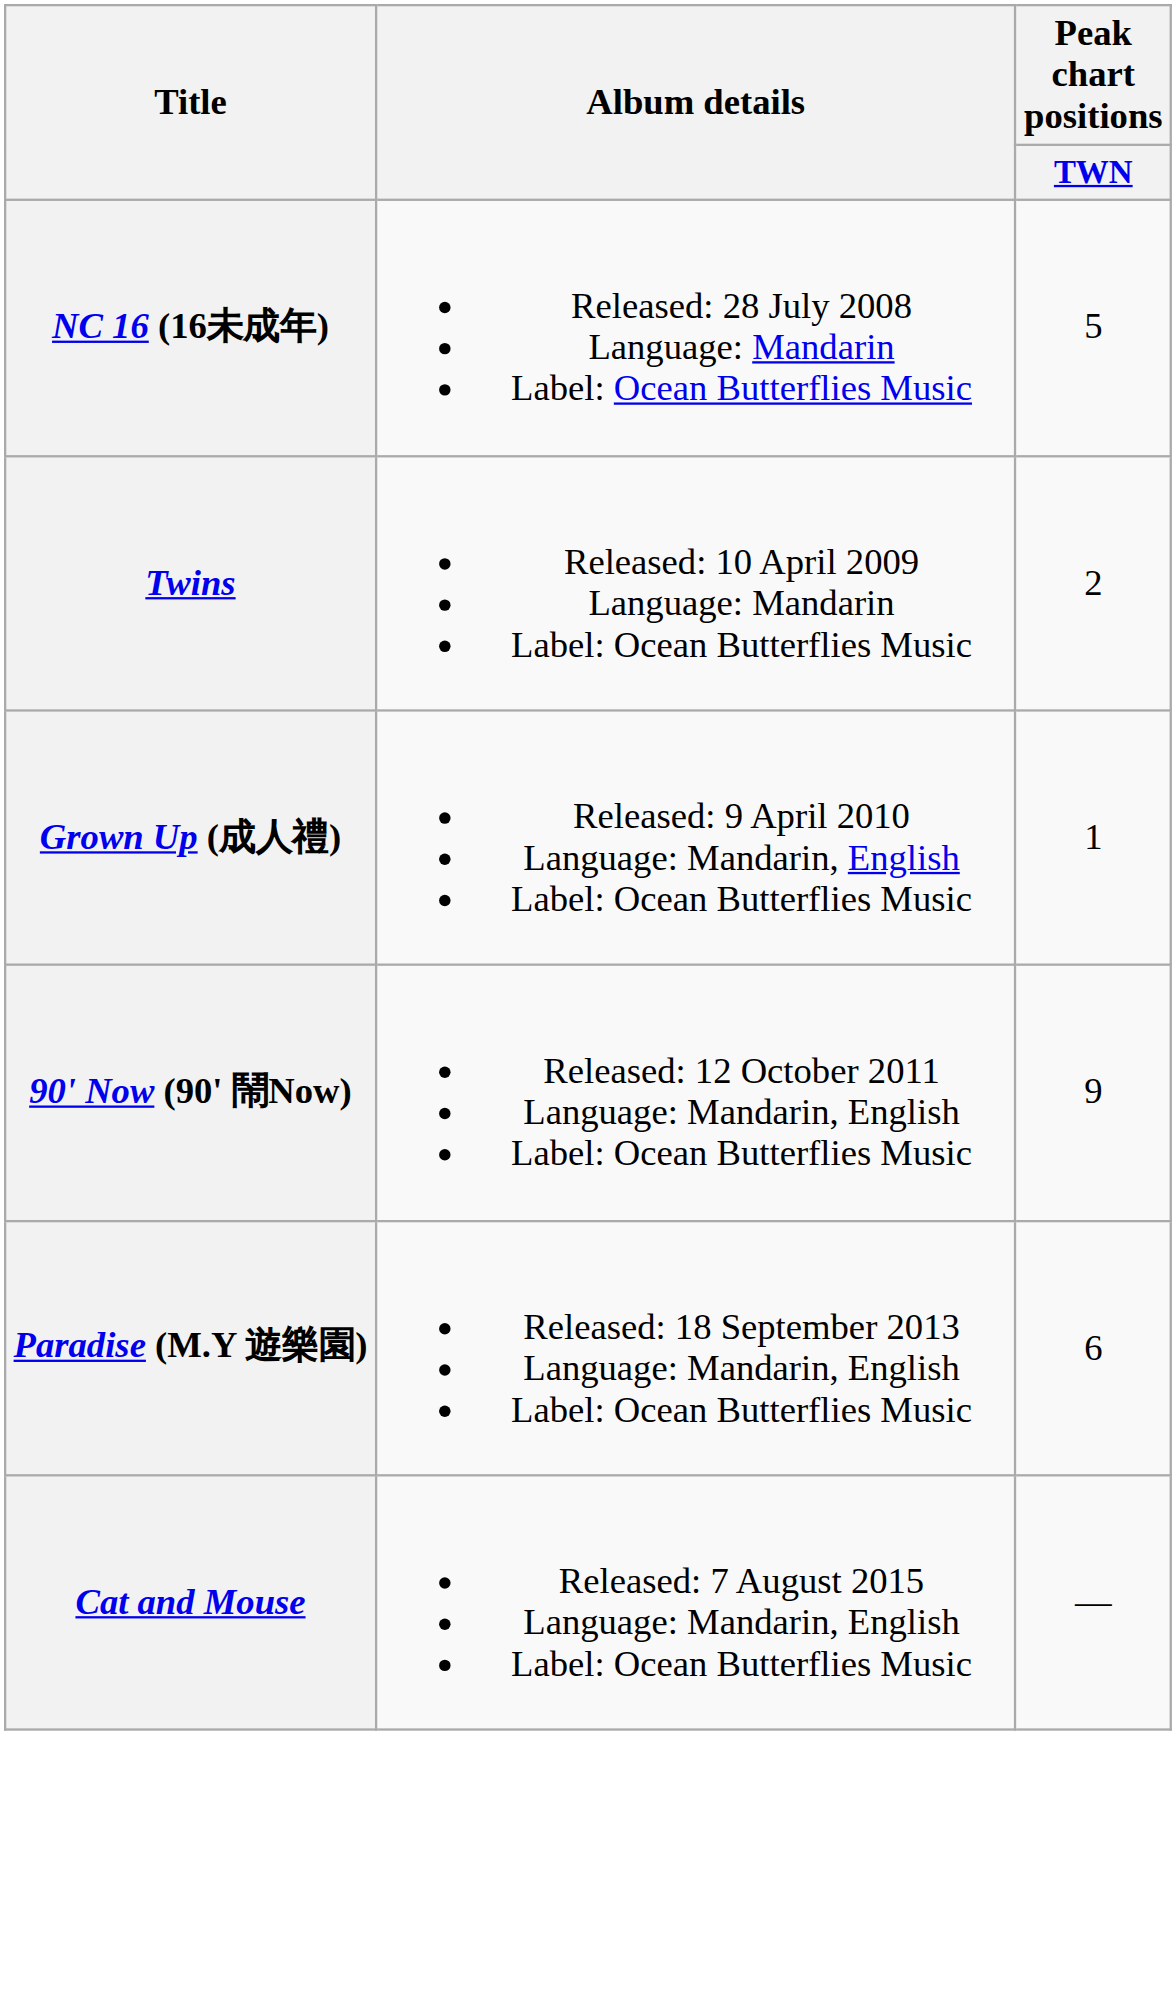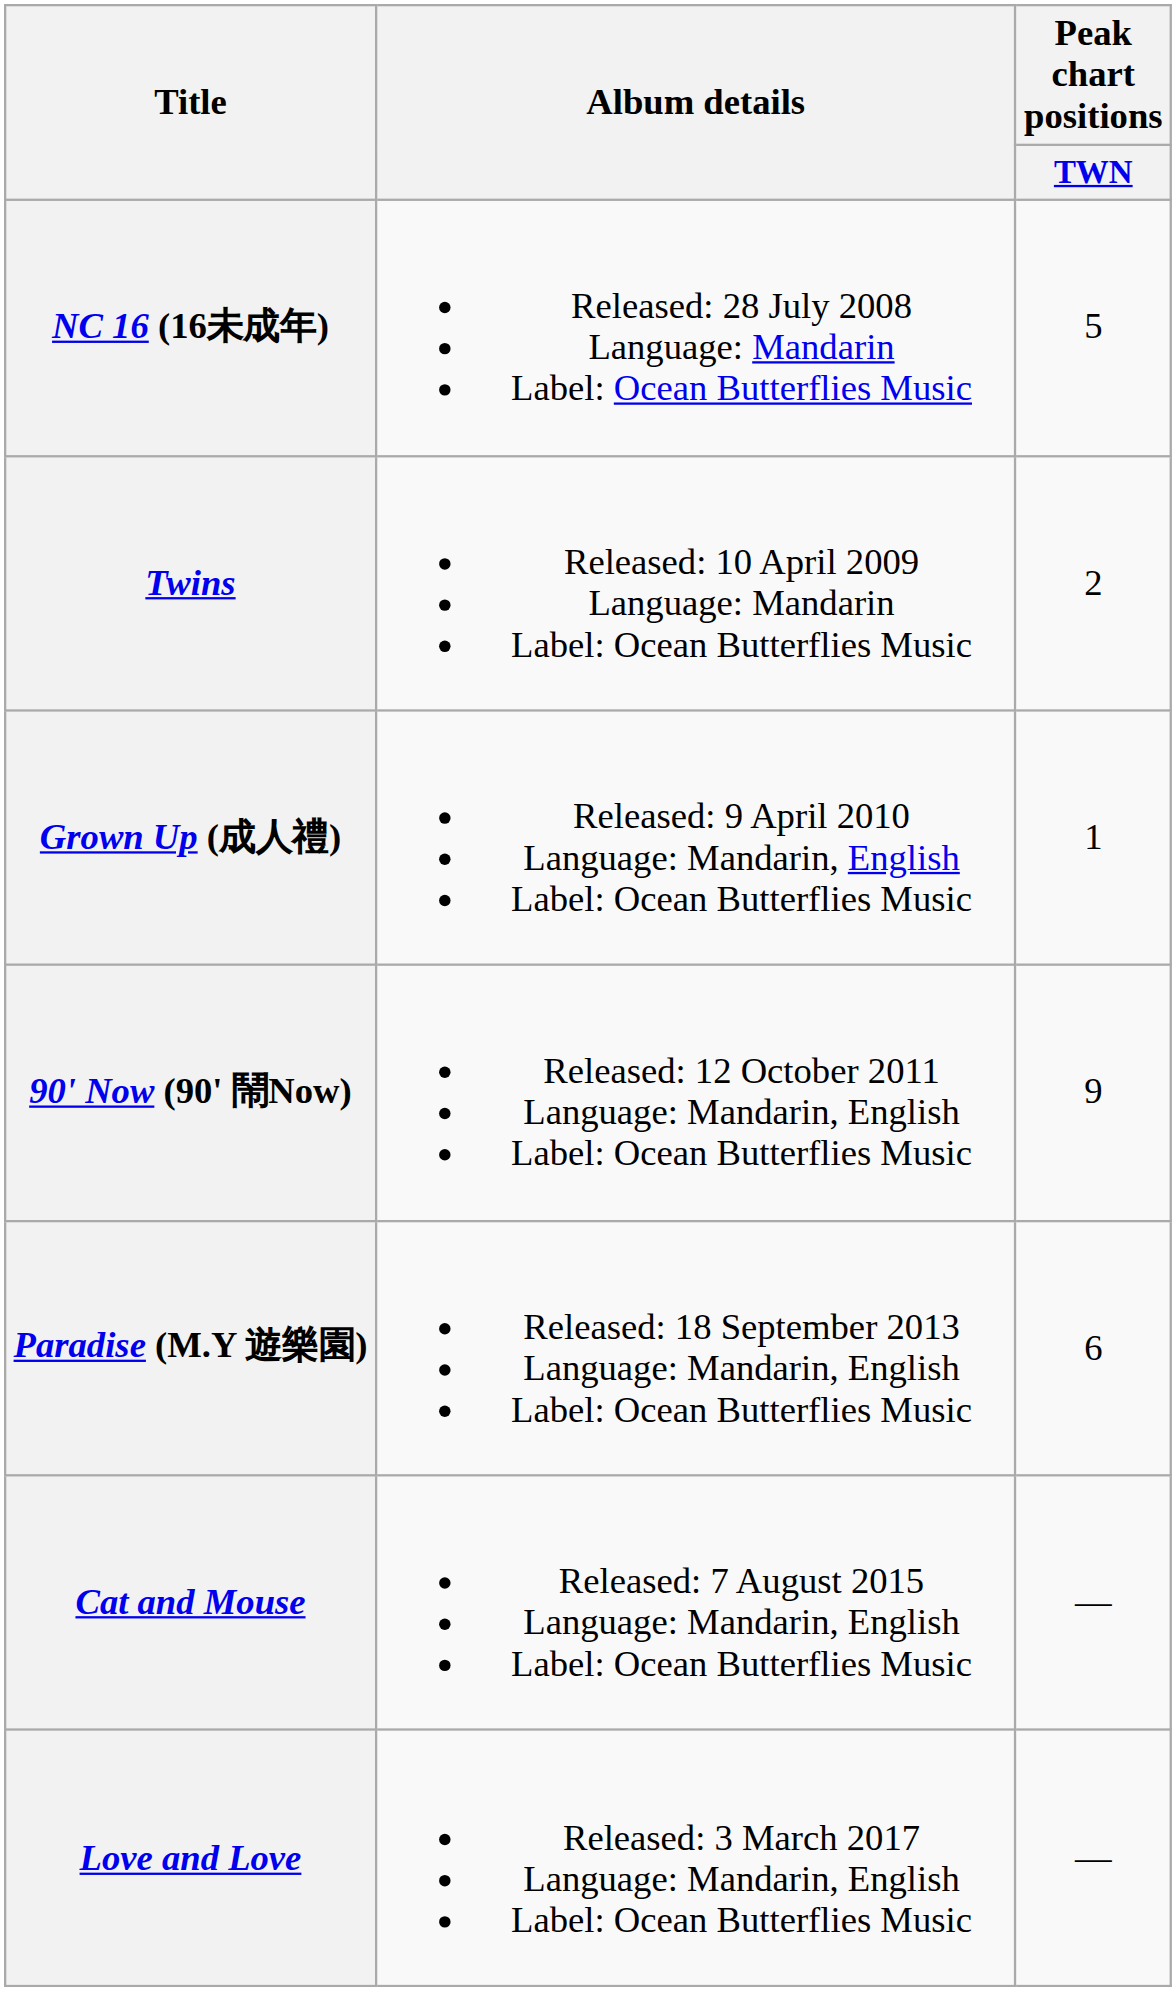+ row: (190, 1857)
